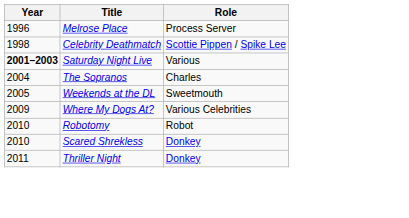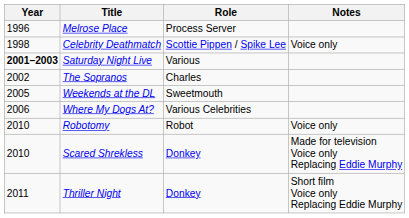+ column: (346, 12)
(18, 77) 2004 -> (18, 77) 2002
(18, 110) 2009 -> (18, 110) 2006
